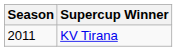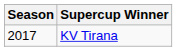(22, 35) 2011 -> (22, 35) 2017
